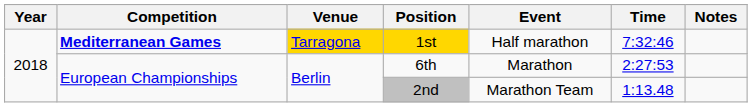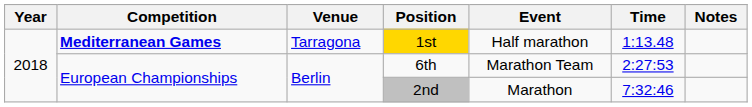(326, 41) gold background -> (326, 41) no background
(648, 41) 7:32:46 -> (648, 41) 1:13.48
(540, 66) Marathon -> (540, 66) Marathon Team
(540, 90) Marathon Team -> (540, 90) Marathon
(648, 90) 1:13.48 -> (648, 90) 7:32:46
